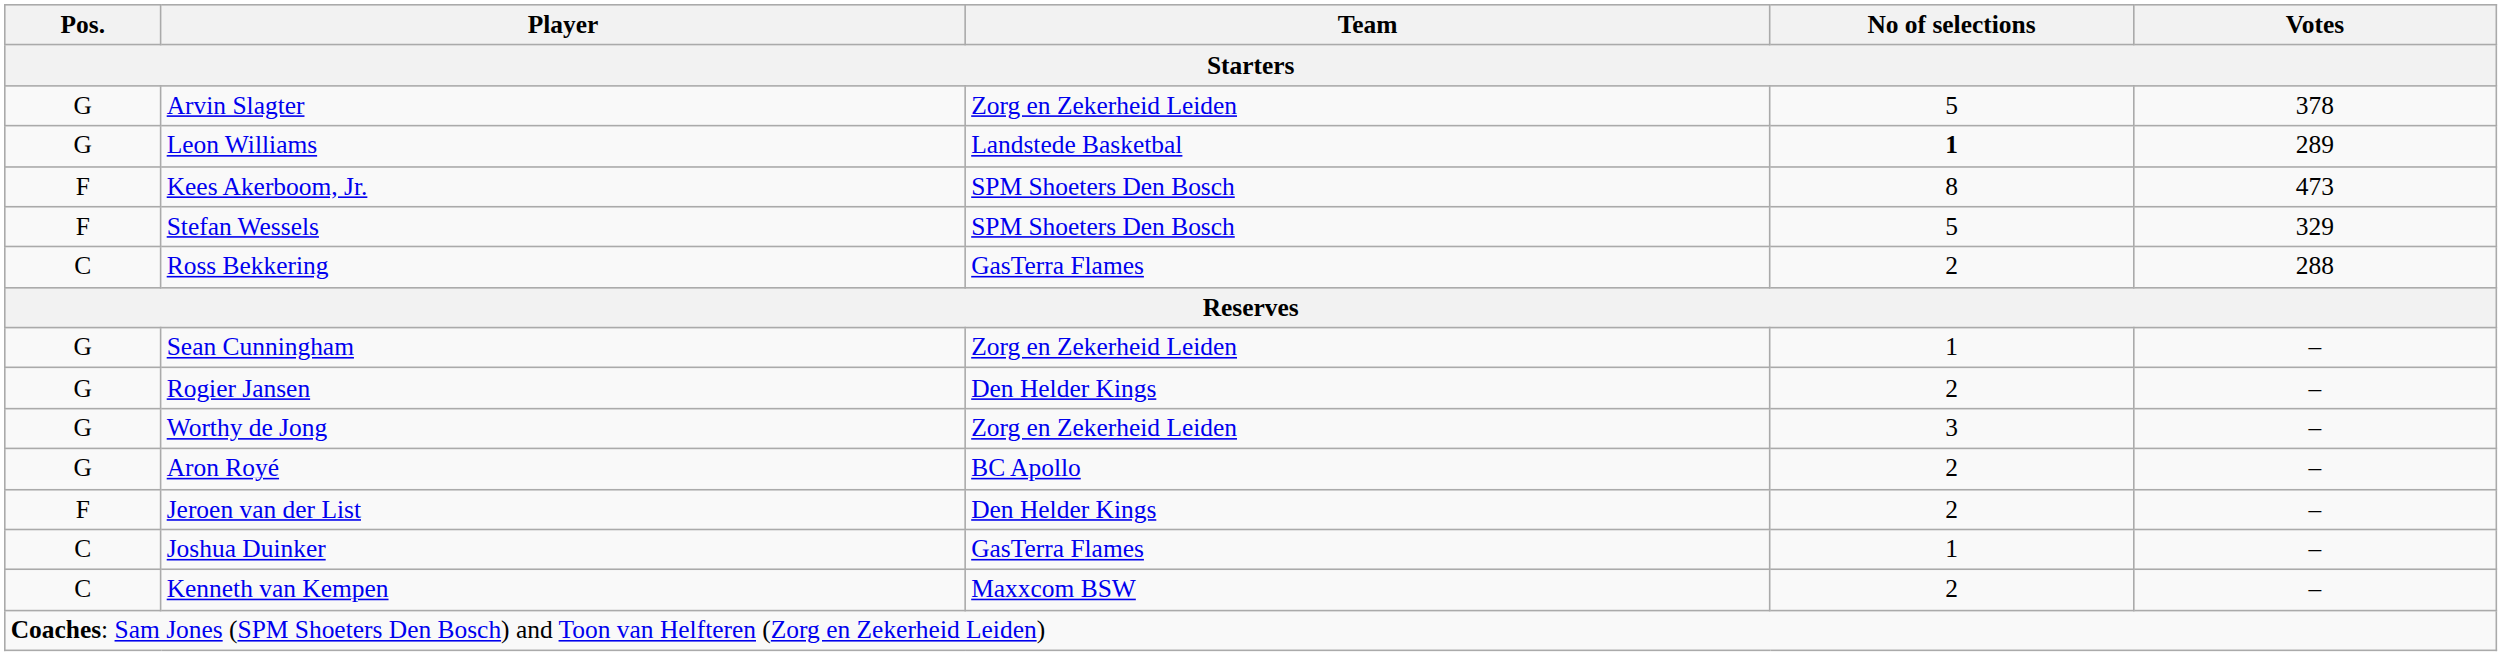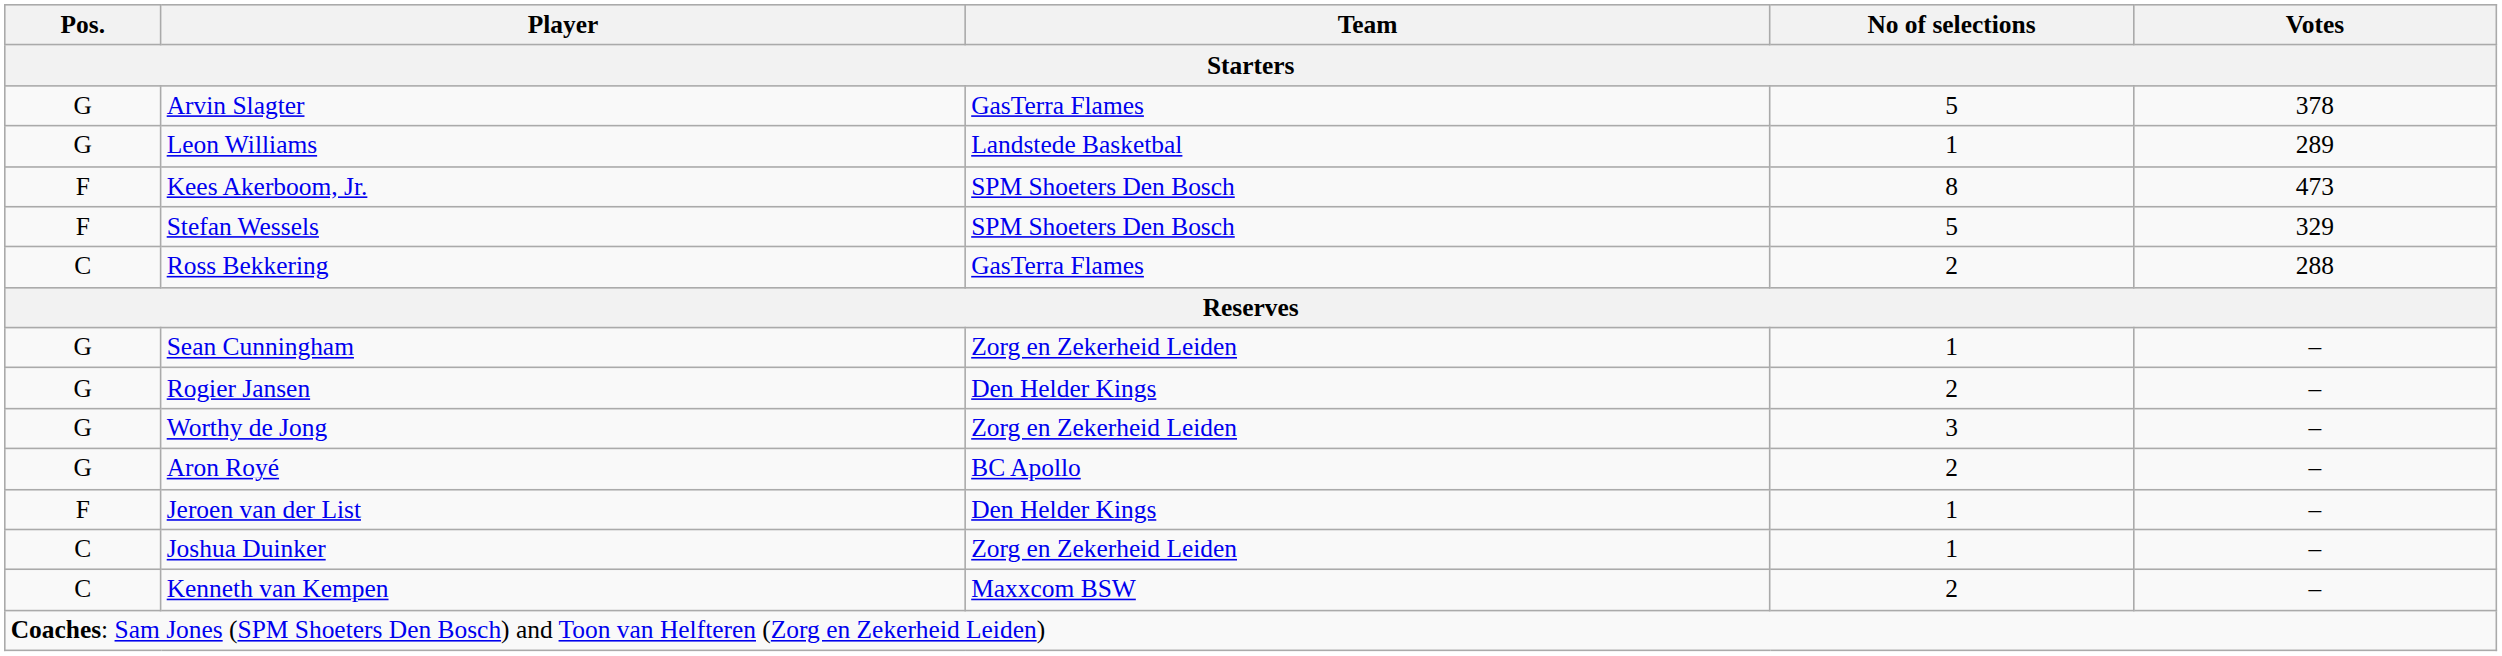(1104, 105) Zorg en Zekerheid Leiden -> (1058, 105) GasTerra Flames
(1952, 145) bold -> (1952, 145) normal
(1952, 508) 2 -> (1952, 508) 1
(1058, 549) GasTerra Flames -> (1104, 549) Zorg en Zekerheid Leiden
